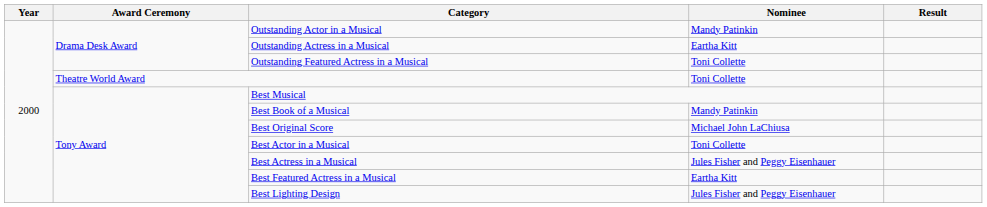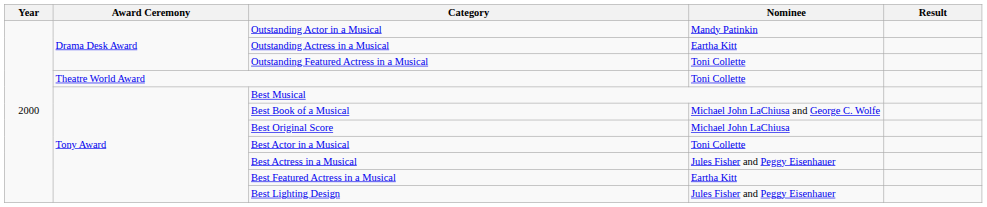(724, 111) Mandy Patinkin -> (785, 111) Michael John LaChiusa and George C. Wolfe
